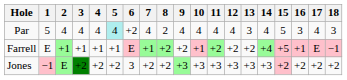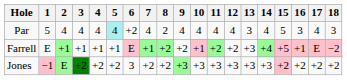(249, 48) +2 -> (249, 48) +3
(334, 48) −1 -> (334, 48) −2
